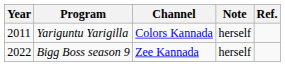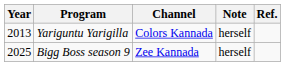(19, 33) 2011 -> (19, 33) 2013
(19, 52) 2022 -> (19, 52) 2025
